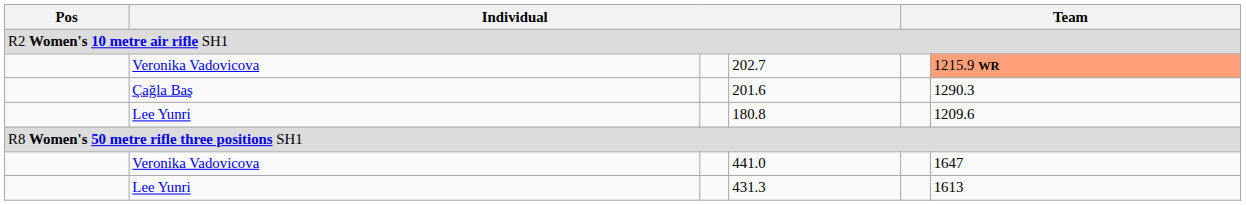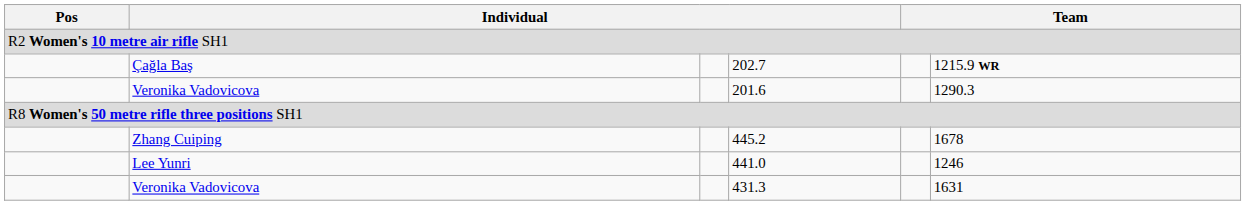(196, 66) Veronika Vadovicova -> (163, 66) Çağla Baş
(967, 66) lightsalmon background -> (967, 66) no background
(163, 90) Çağla Baş -> (196, 90) Veronika Vadovicova
- row: (749, 114)
+ row: (749, 139)
(196, 163) Veronika Vadovicova -> (162, 163) Lee Yunri
(949, 163) 1647 -> (949, 163) 1246
(162, 188) Lee Yunri -> (196, 188) Veronika Vadovicova
(949, 188) 1613 -> (949, 188) 1631
